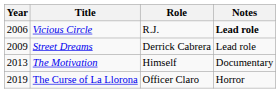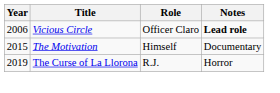(151, 29) R.J. -> (171, 29) Officer Claro
- row: (63, 46)
(17, 63) 2013 -> (17, 46) 2015
(171, 79) Officer Claro -> (151, 63) R.J.
